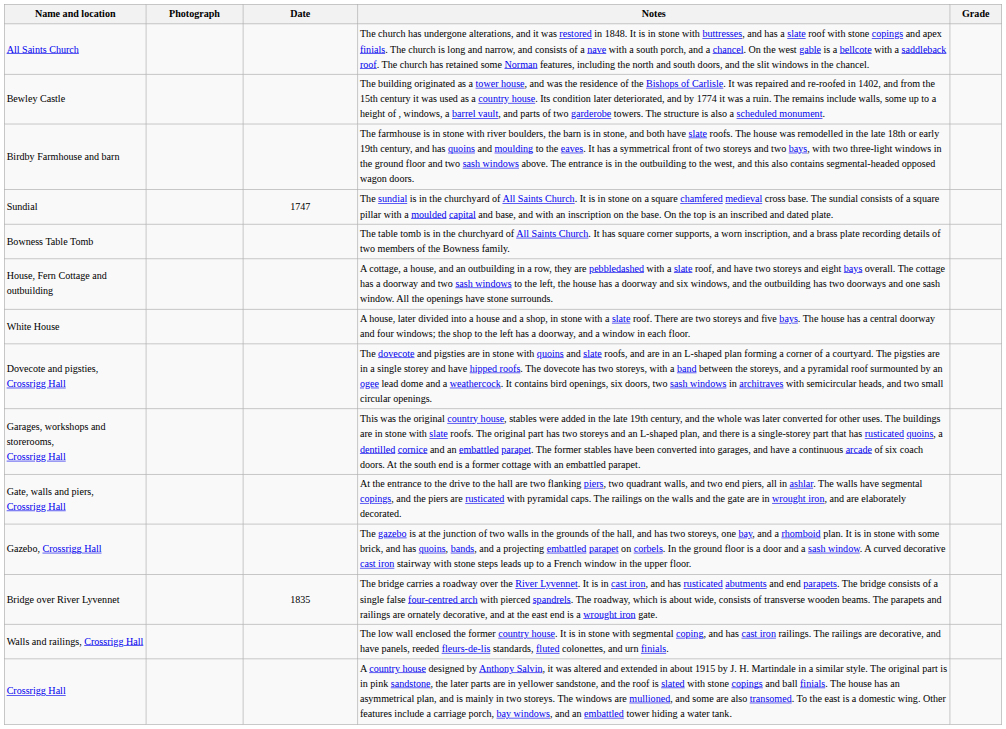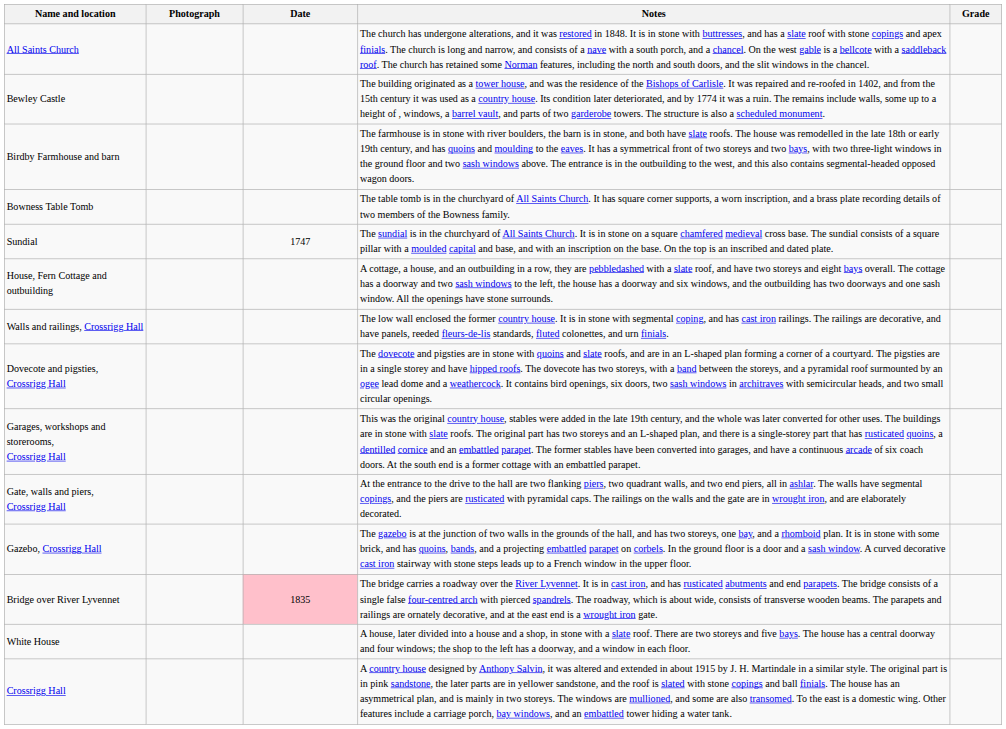rows swapped: (22, 206) <-> (50, 241)
rows swapped: (33, 326) <-> (75, 641)
(300, 599) no background -> (300, 599) pink background
